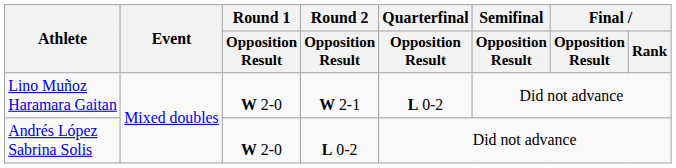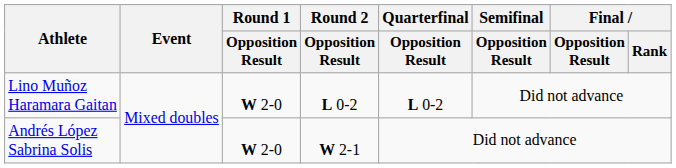(340, 105) W 2-1 -> (340, 105) L 0-2
(340, 149) L 0-2 -> (340, 149) W 2-1
